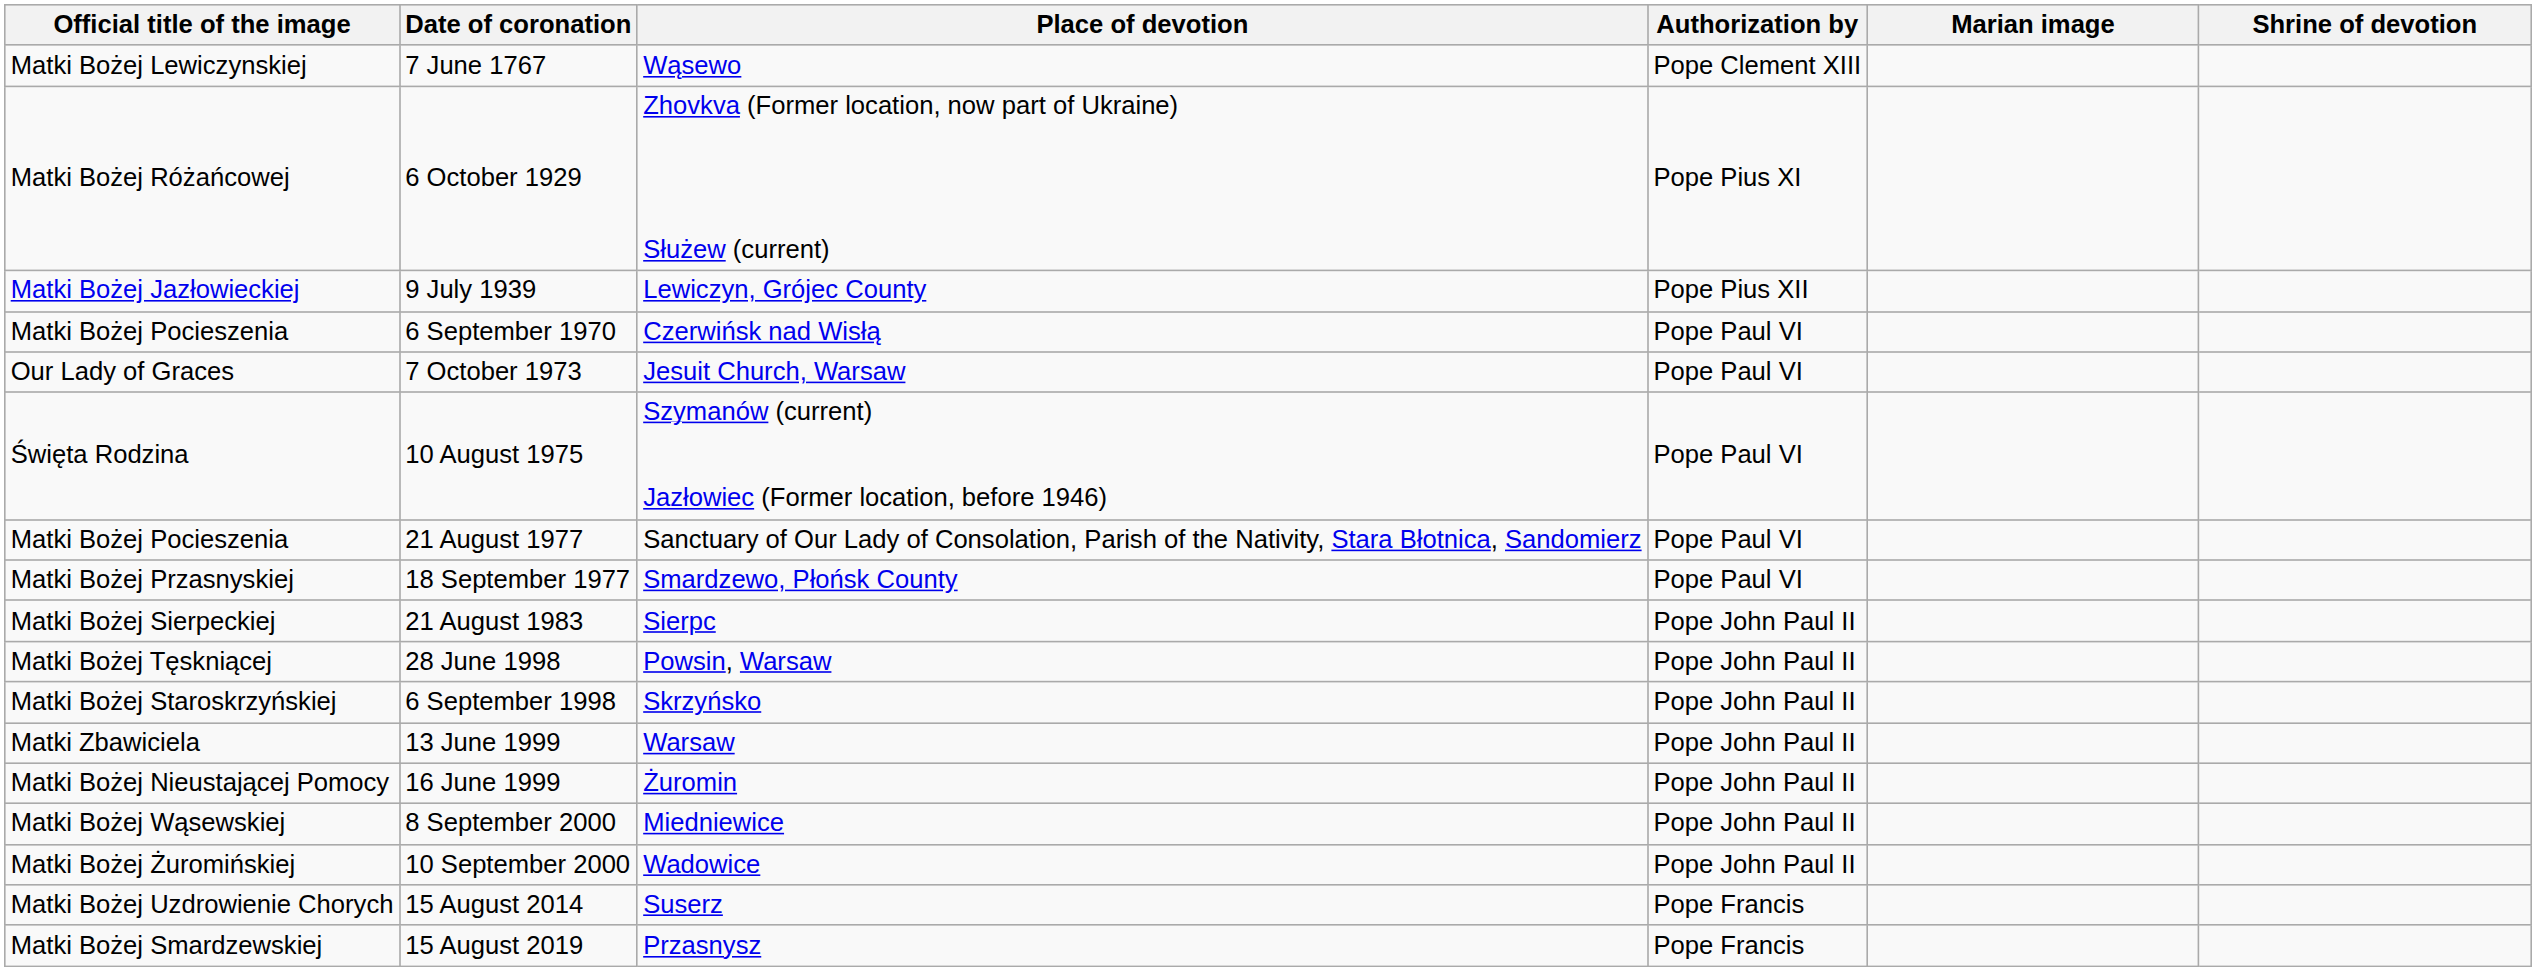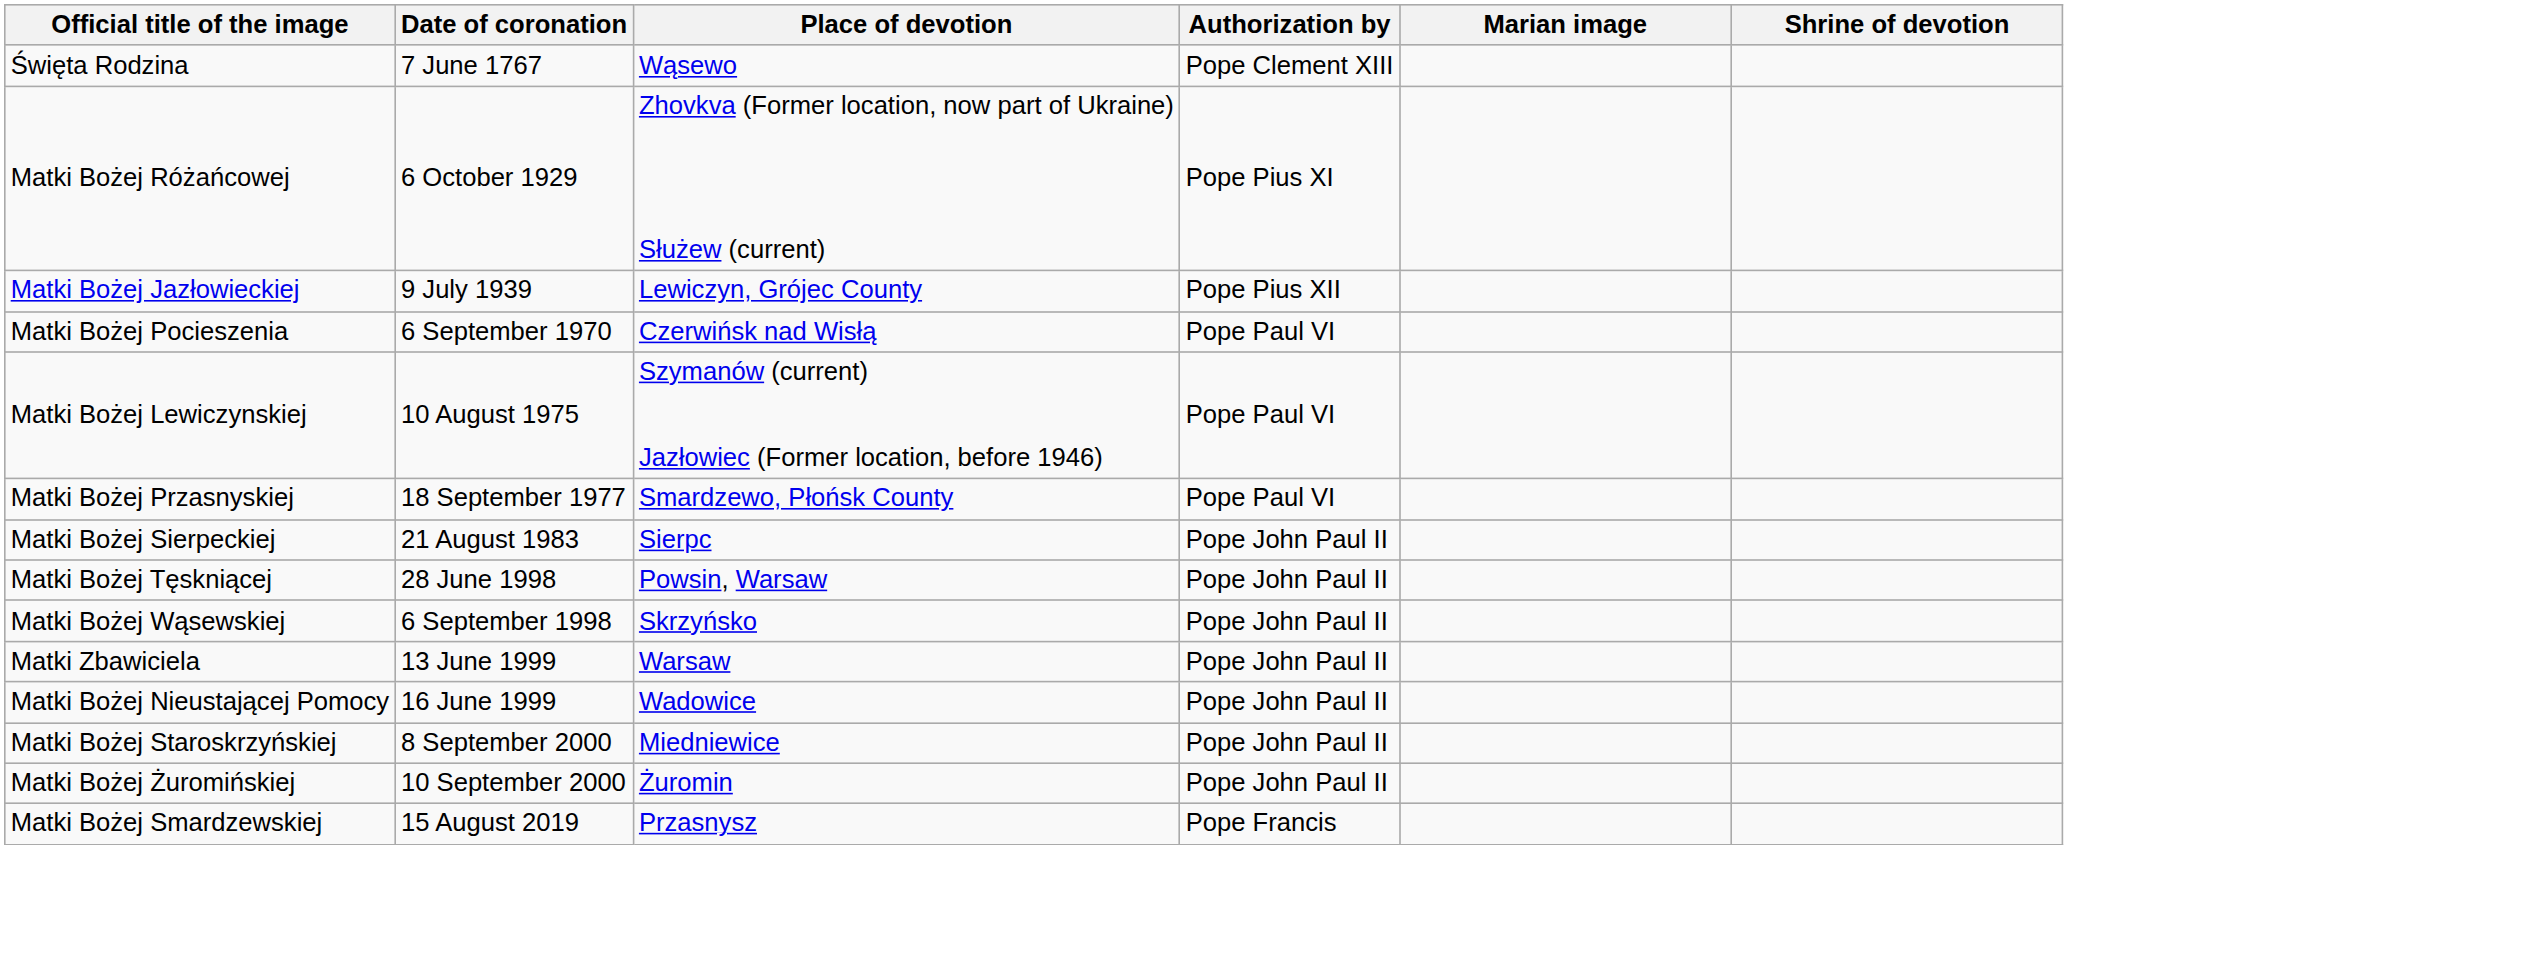(159, 65) Matki Bożej Lewiczynskiej -> (100, 65) Święta Rodzina
- row: (493, 371)
(100, 455) Święta Rodzina -> (159, 414) Matki Bożej Lewiczynskiej
- row: (494, 539)
(174, 701) Matki Bożej Staroskrzyńskiej -> (148, 620) Matki Bożej Wąsewskiej
(690, 783) Żuromin -> (698, 701) Wadowice
(148, 823) Matki Bożej Wąsewskiej -> (174, 742) Matki Bożej Staroskrzyńskiej
(702, 864) Wadowice -> (686, 783) Żuromin
- row: (494, 904)
